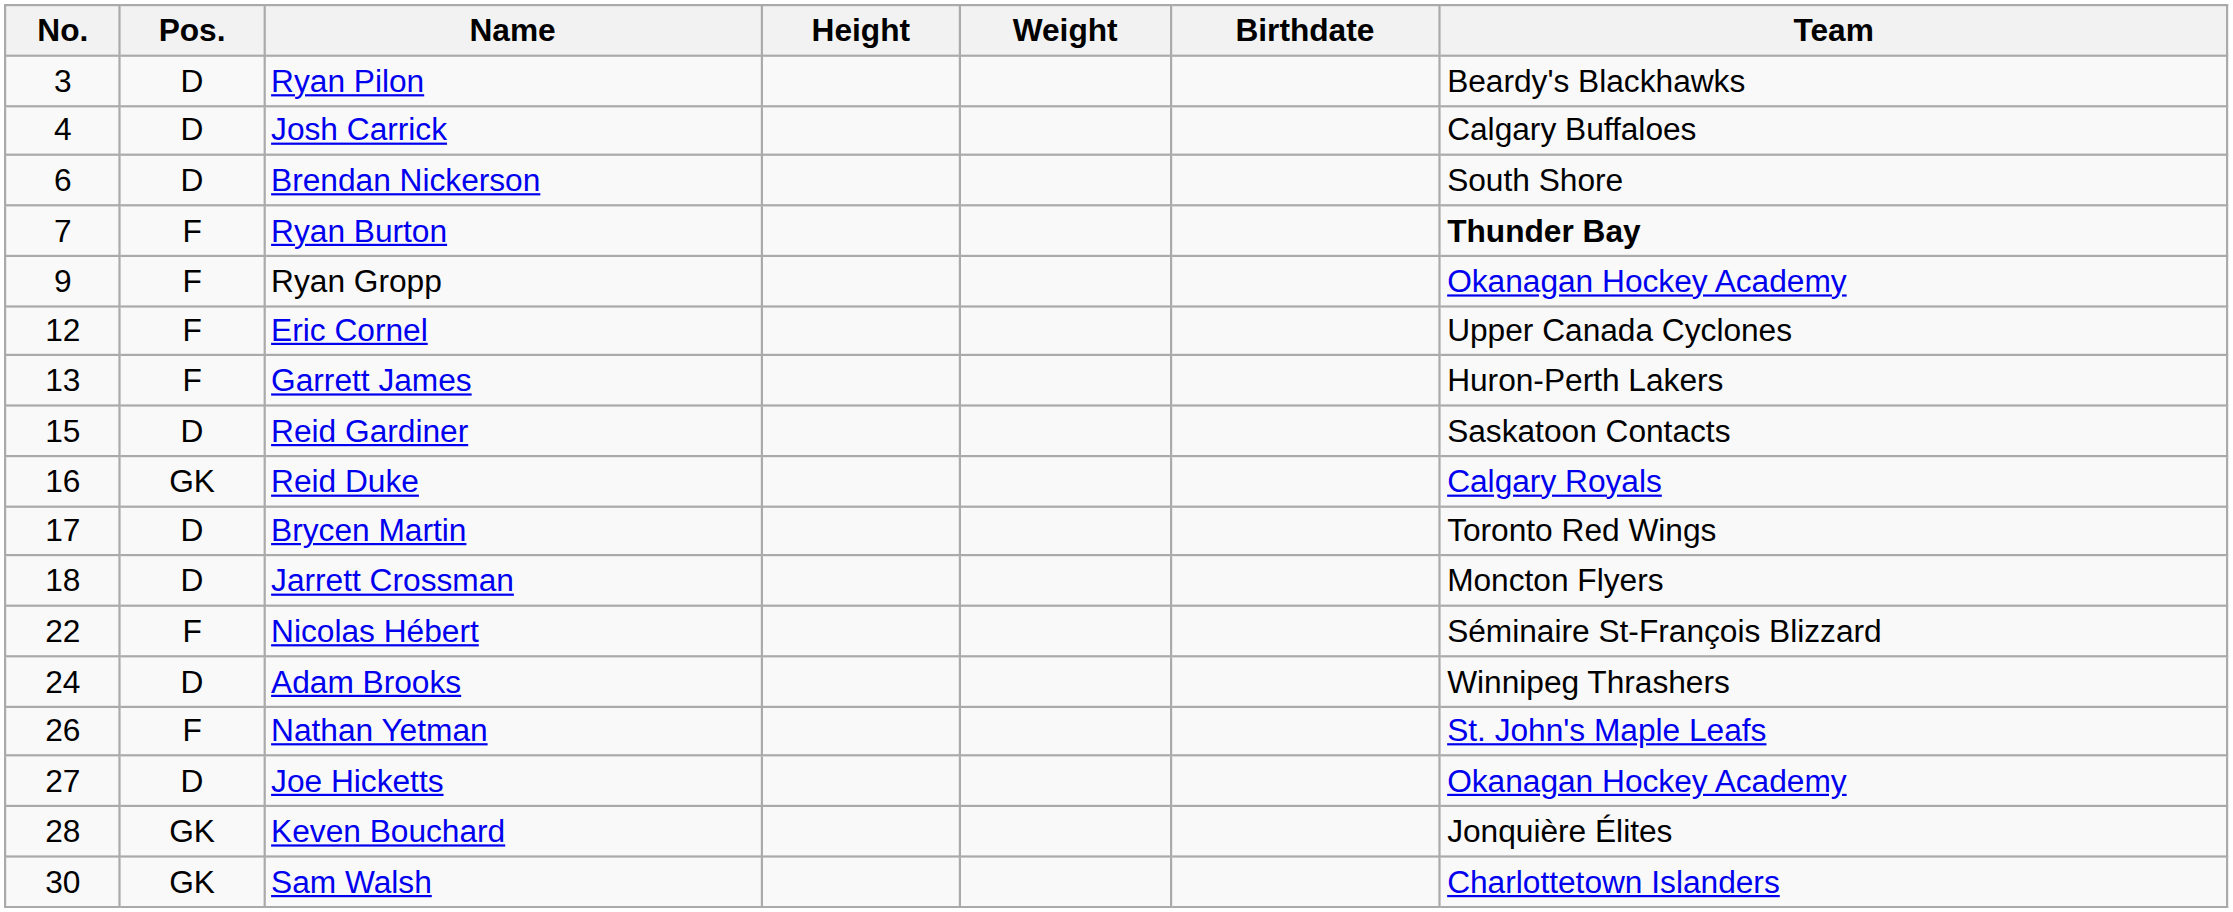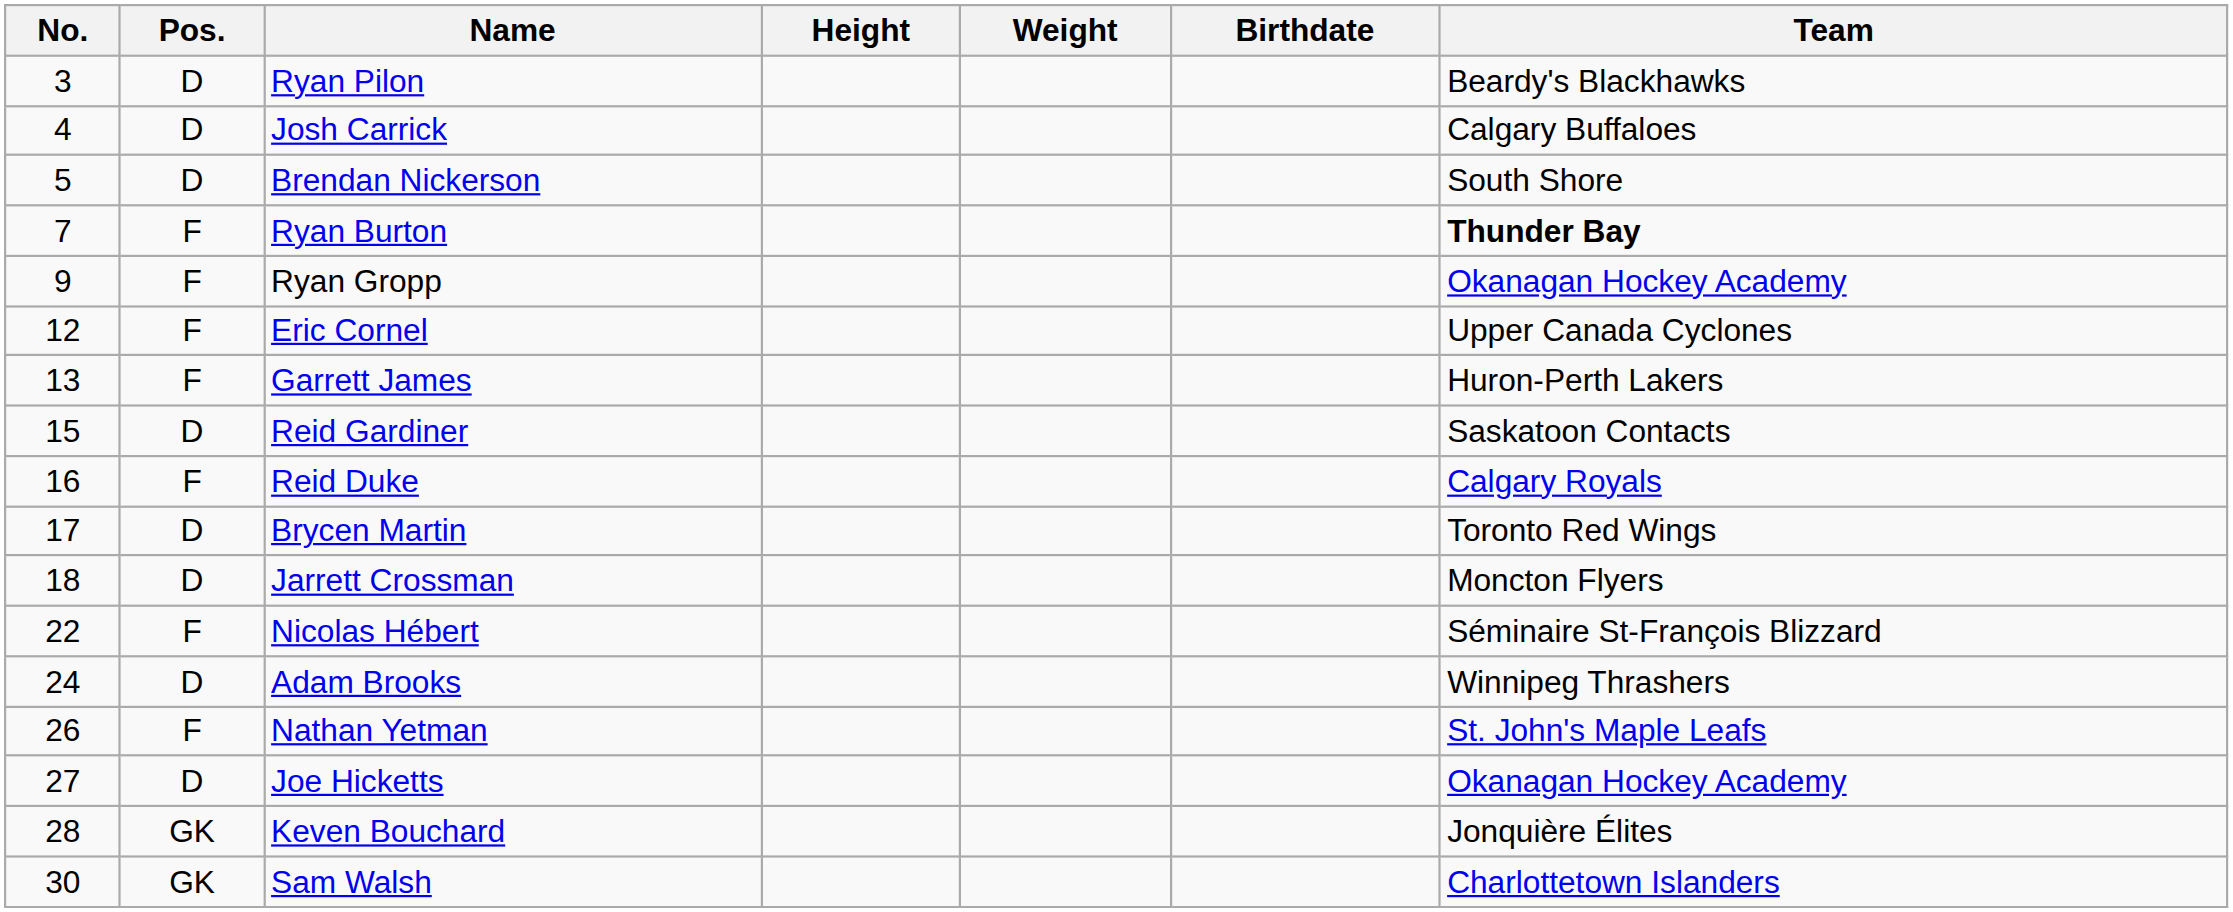(63, 181) 6 -> (63, 181) 5
(192, 481) GK -> (192, 481) F
